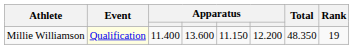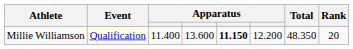(233, 36) normal -> (233, 36) bold
(334, 36) 19 -> (334, 36) 20
